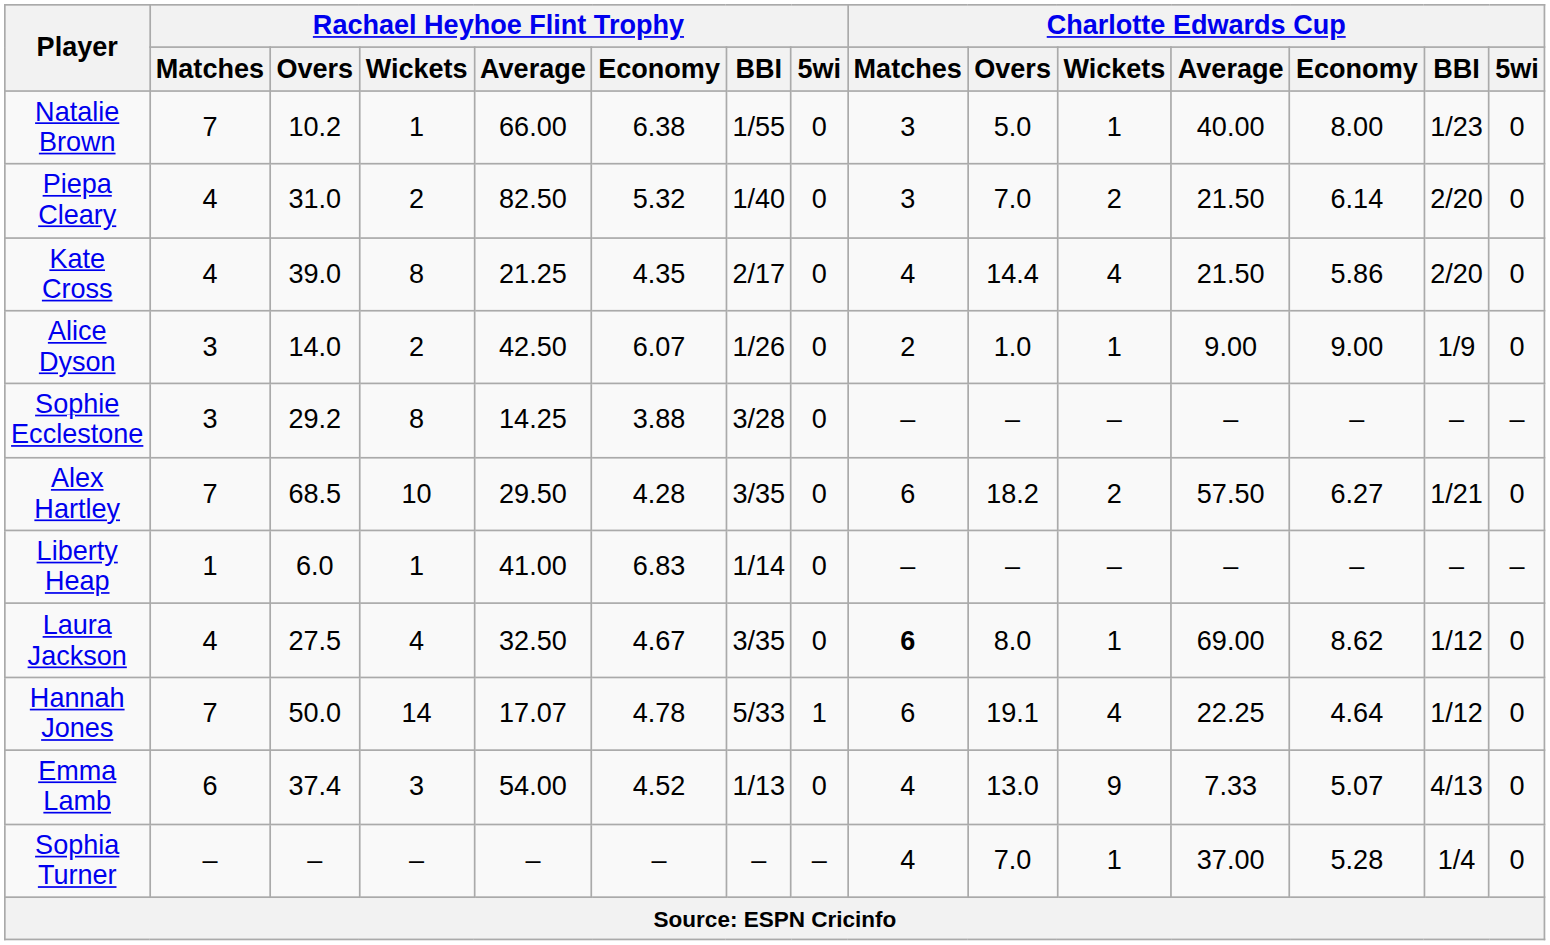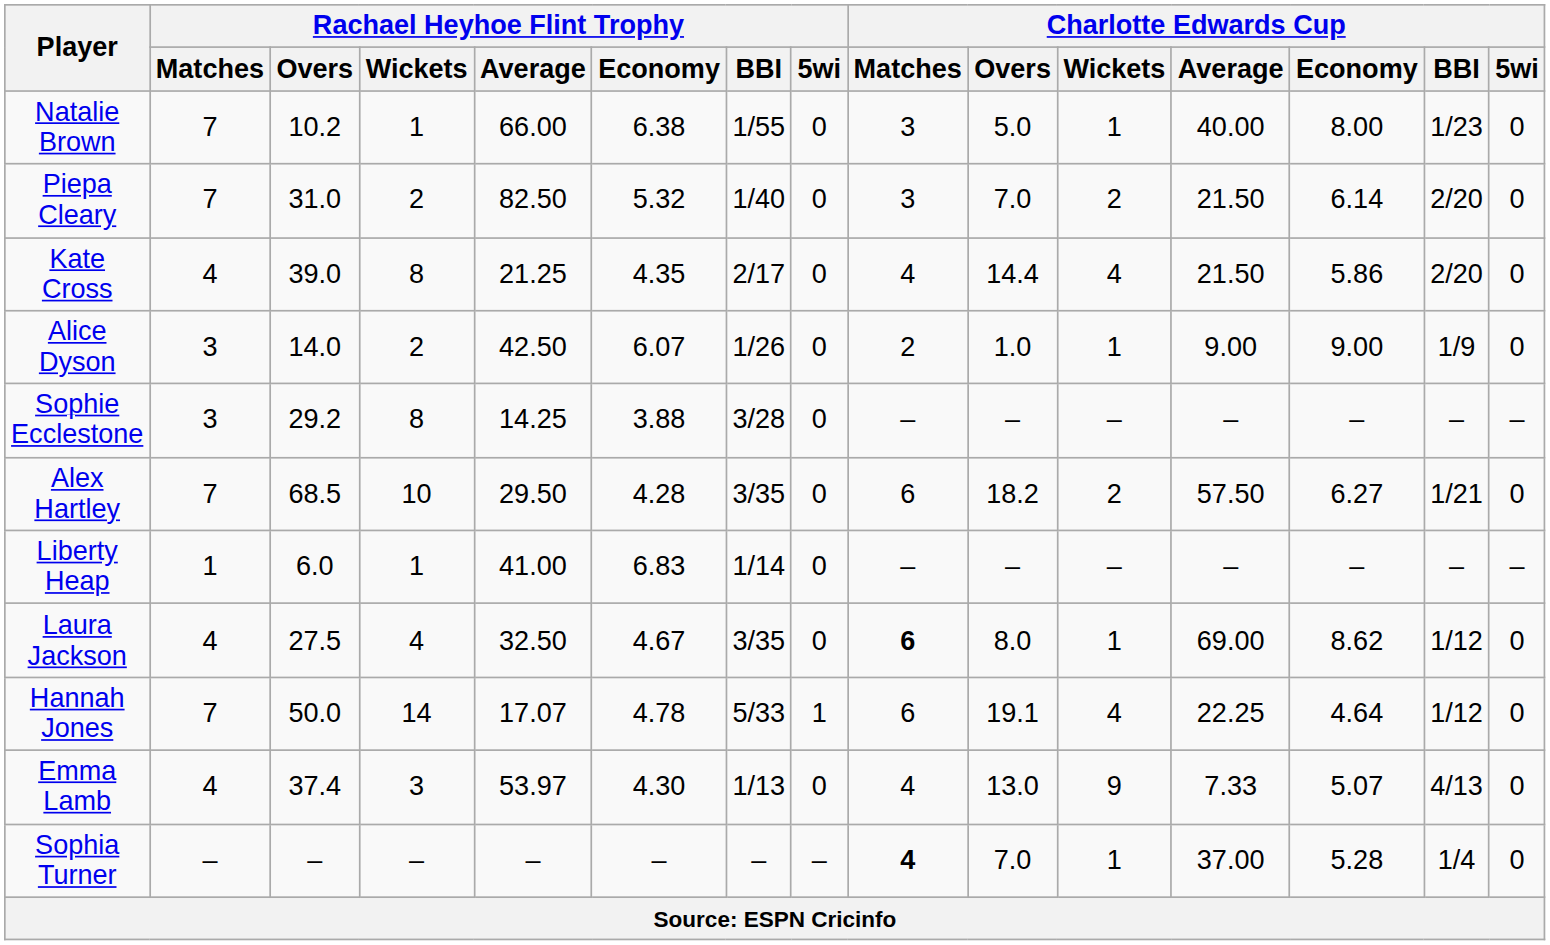(210, 200) 4 -> (210, 200) 7
(210, 786) 6 -> (210, 786) 4
(533, 786) 54.00 -> (533, 786) 53.97
(659, 786) 4.52 -> (659, 786) 4.30
(908, 859) normal -> (908, 859) bold
